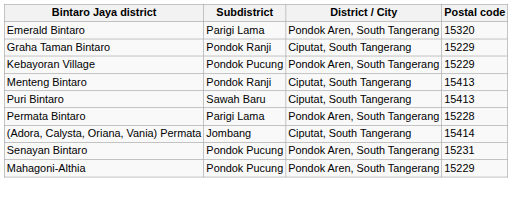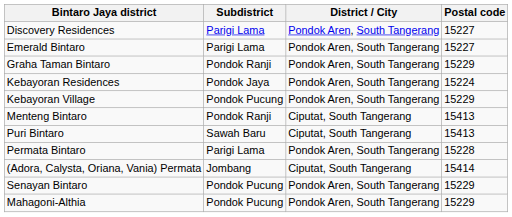+ row: (61, 30)
(459, 30) 15320 -> (459, 47) 15227
(350, 47) Ciputat, South Tangerang -> (364, 64) Pondok Aren, South Tangerang
+ row: (63, 82)
(459, 151) 15231 -> (459, 185) 15229
